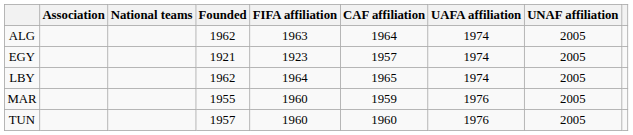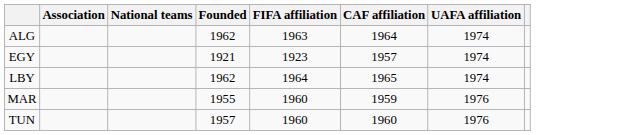- column: (573, 15)
